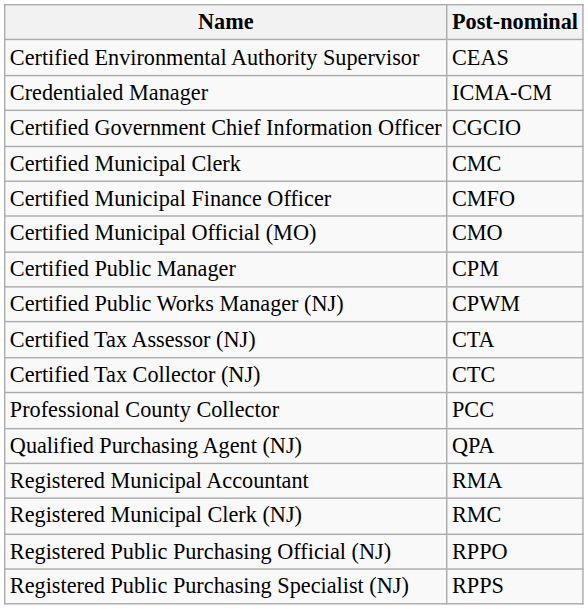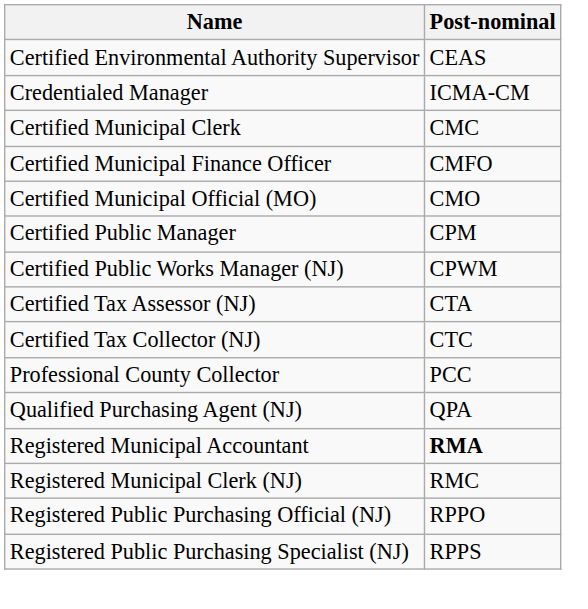- row: (226, 127)
(477, 480) normal -> (456, 445) bold
